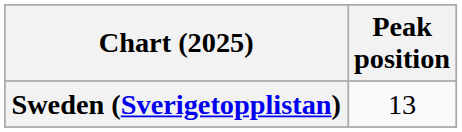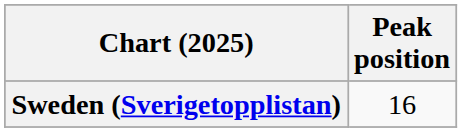(402, 103) 13 -> (402, 103) 16
